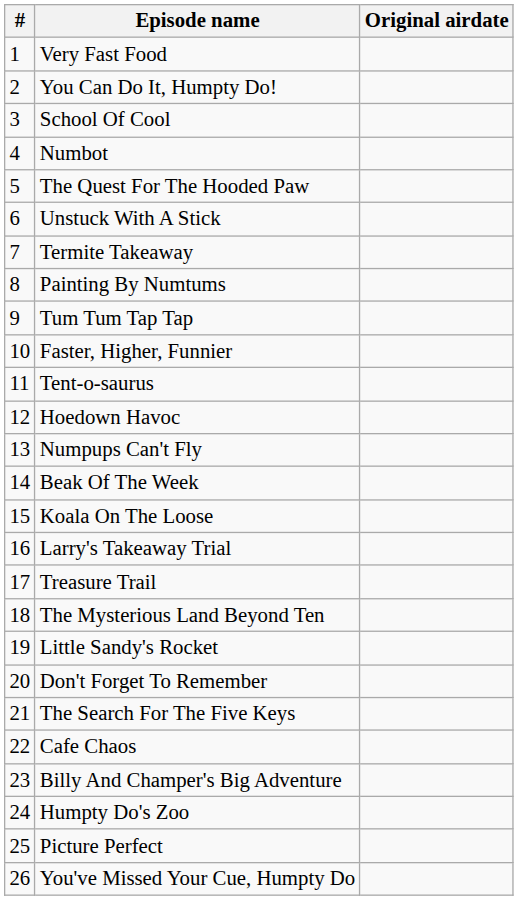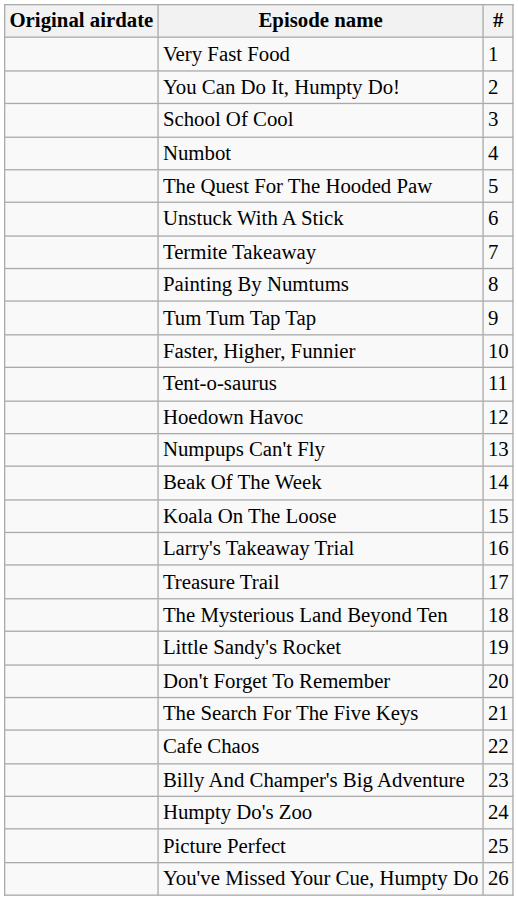columns swapped: (20, 20) <-> (437, 20)
